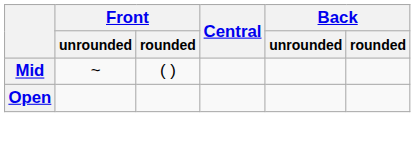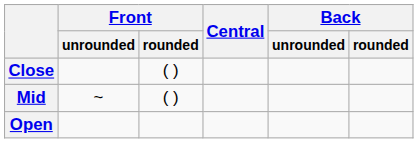+ row: (31, 71)
